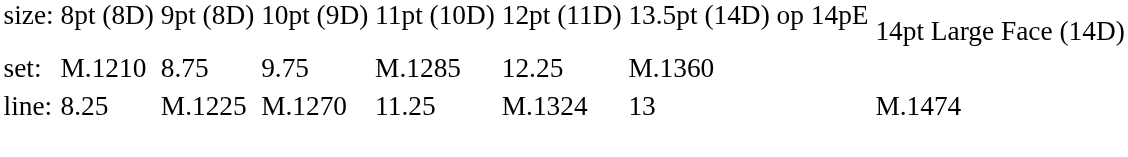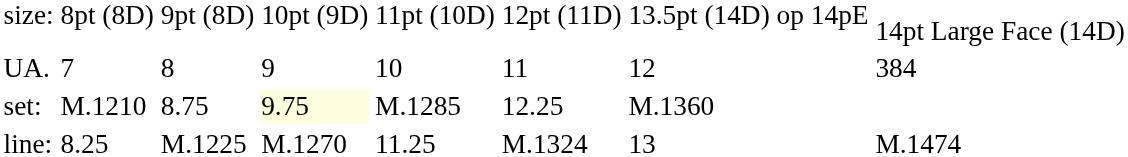+ row: (27, 68)
(285, 68) no background -> (285, 106) lightyellow background
